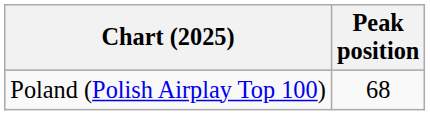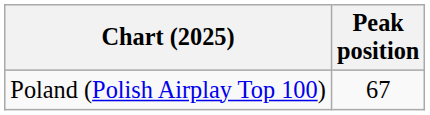(378, 89) 68 -> (378, 89) 67
